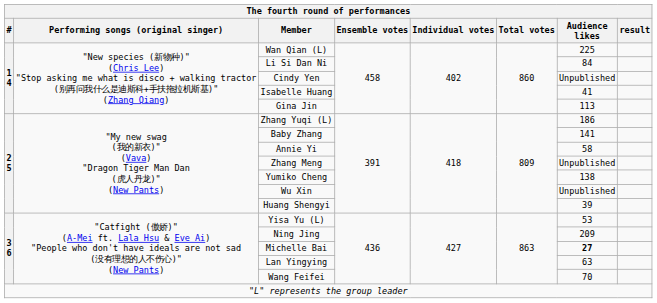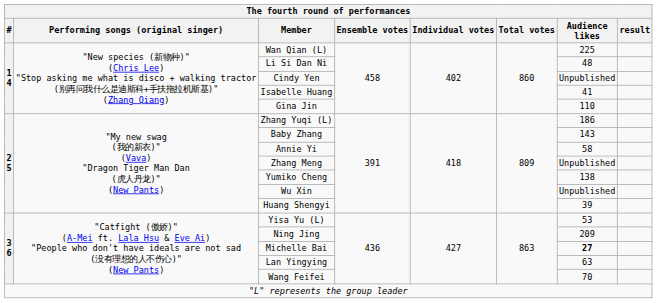(587, 64) 84 -> (587, 64) 48
(587, 107) 113 -> (587, 107) 110
(587, 135) 141 -> (587, 135) 143
